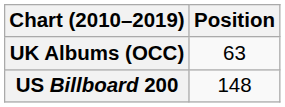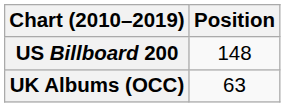rows swapped: (97, 53) <-> (97, 85)
